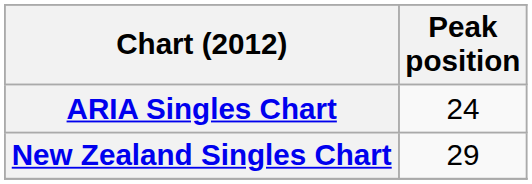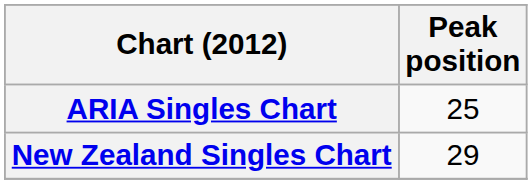(463, 108) 24 -> (463, 108) 25
